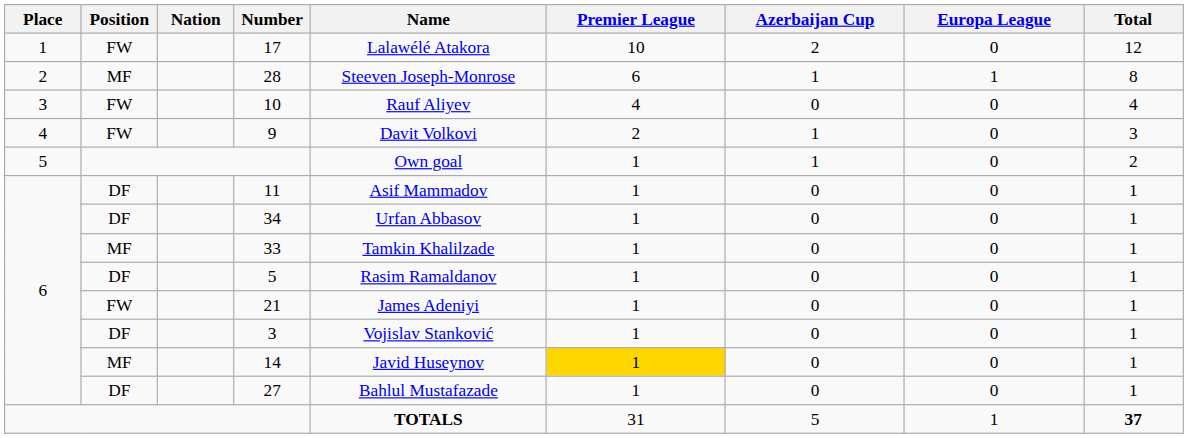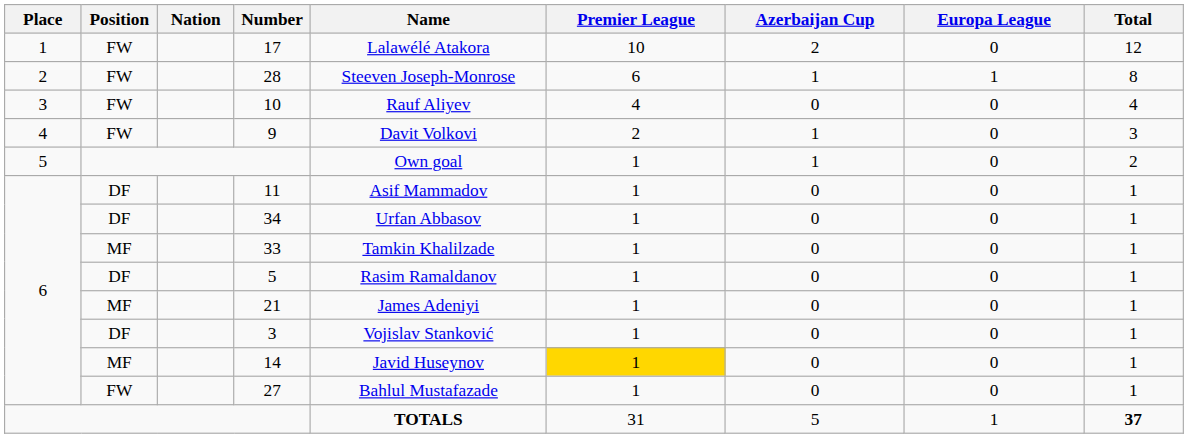(119, 76) MF -> (119, 76) FW
(119, 304) FW -> (119, 304) MF
(119, 390) DF -> (119, 390) FW
